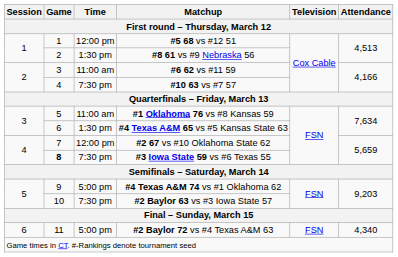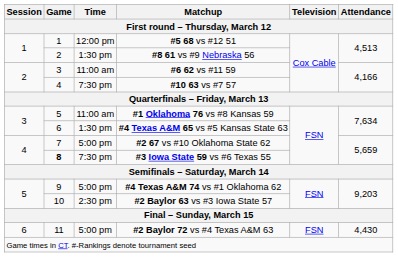(95, 143) 12:00 pm -> (95, 143) 5:00 pm
(95, 201) 7:30 pm -> (95, 201) 2:30 pm
(366, 230) 4,340 -> (366, 230) 4,430
